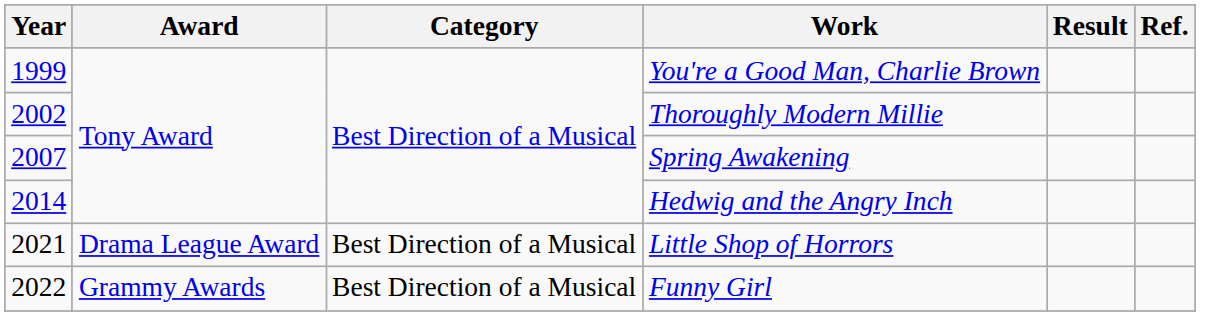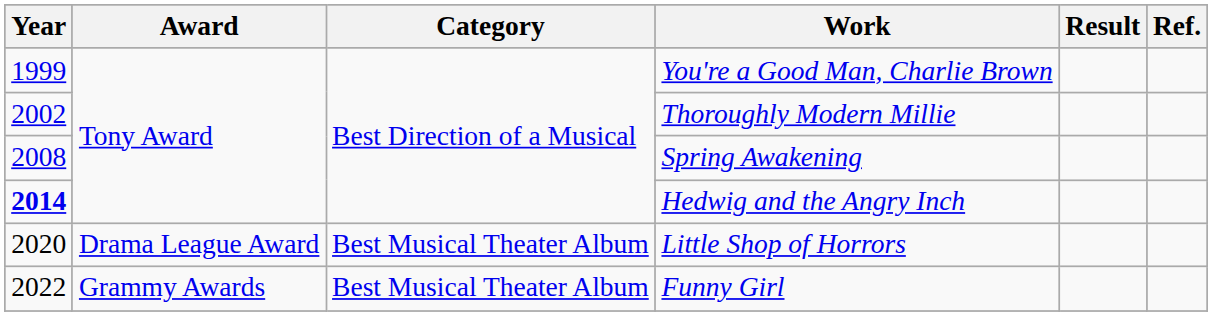(39, 157) 2007 -> (39, 157) 2008
(39, 200) normal -> (39, 200) bold
(39, 244) 2021 -> (39, 244) 2020
(484, 244) Best Direction of a Musical -> (490, 244) Best Musical Theater Album
(484, 288) Best Direction of a Musical -> (490, 288) Best Musical Theater Album
